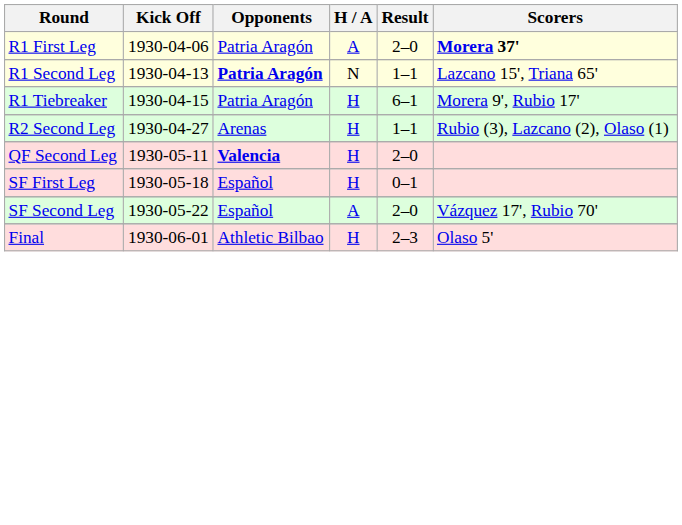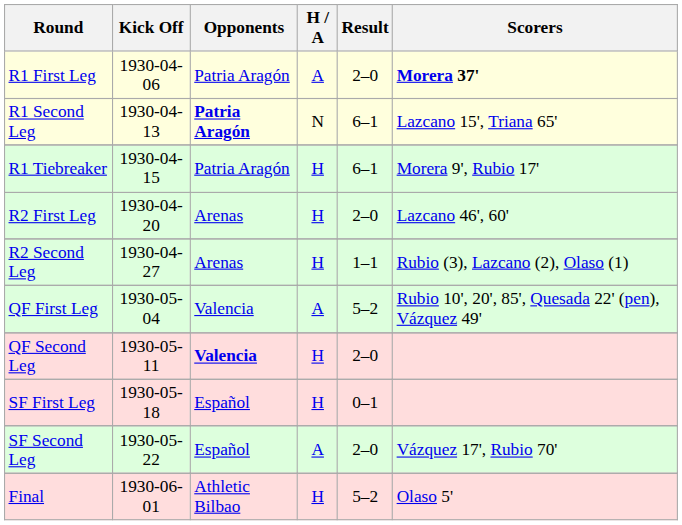(405, 73) 1–1 -> (365, 121) 6–1
+ row: (52, 215)
+ row: (53, 308)
(405, 237) 2–3 -> (365, 496) 5–2
